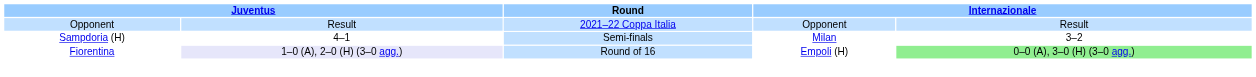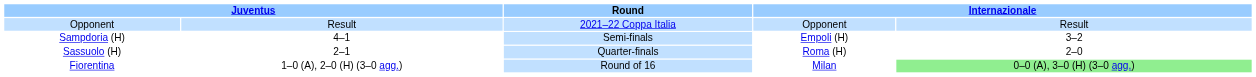(824, 38) Milan -> (824, 38) Empoli (H)
+ row: (92, 52)
(342, 52) lavender background -> (342, 66) no background
(824, 52) Empoli (H) -> (824, 66) Milan
